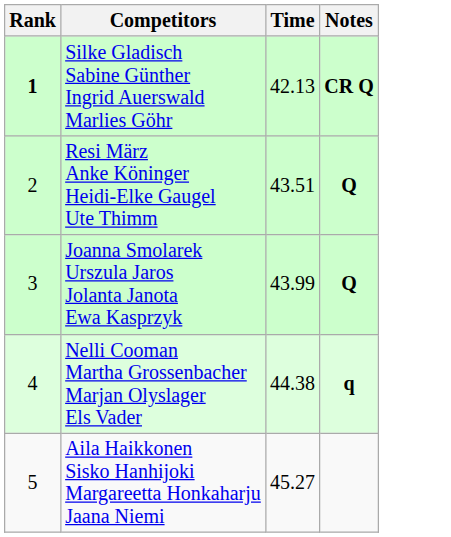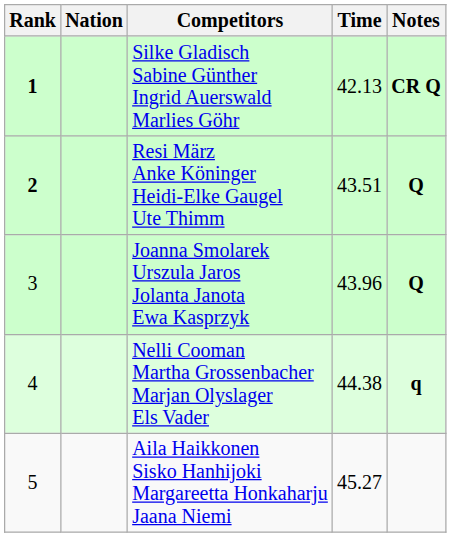+ column: (94, 20)
(33, 185) normal -> (33, 185) bold
(293, 284) 43.99 -> (360, 284) 43.96
